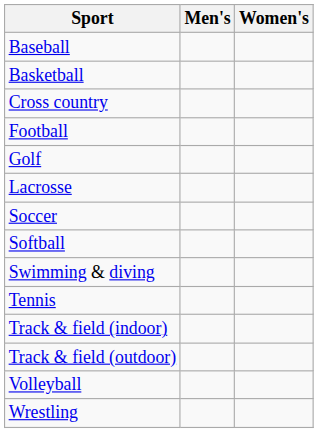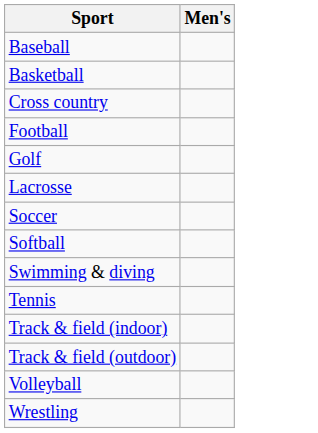- column: (274, 18)
